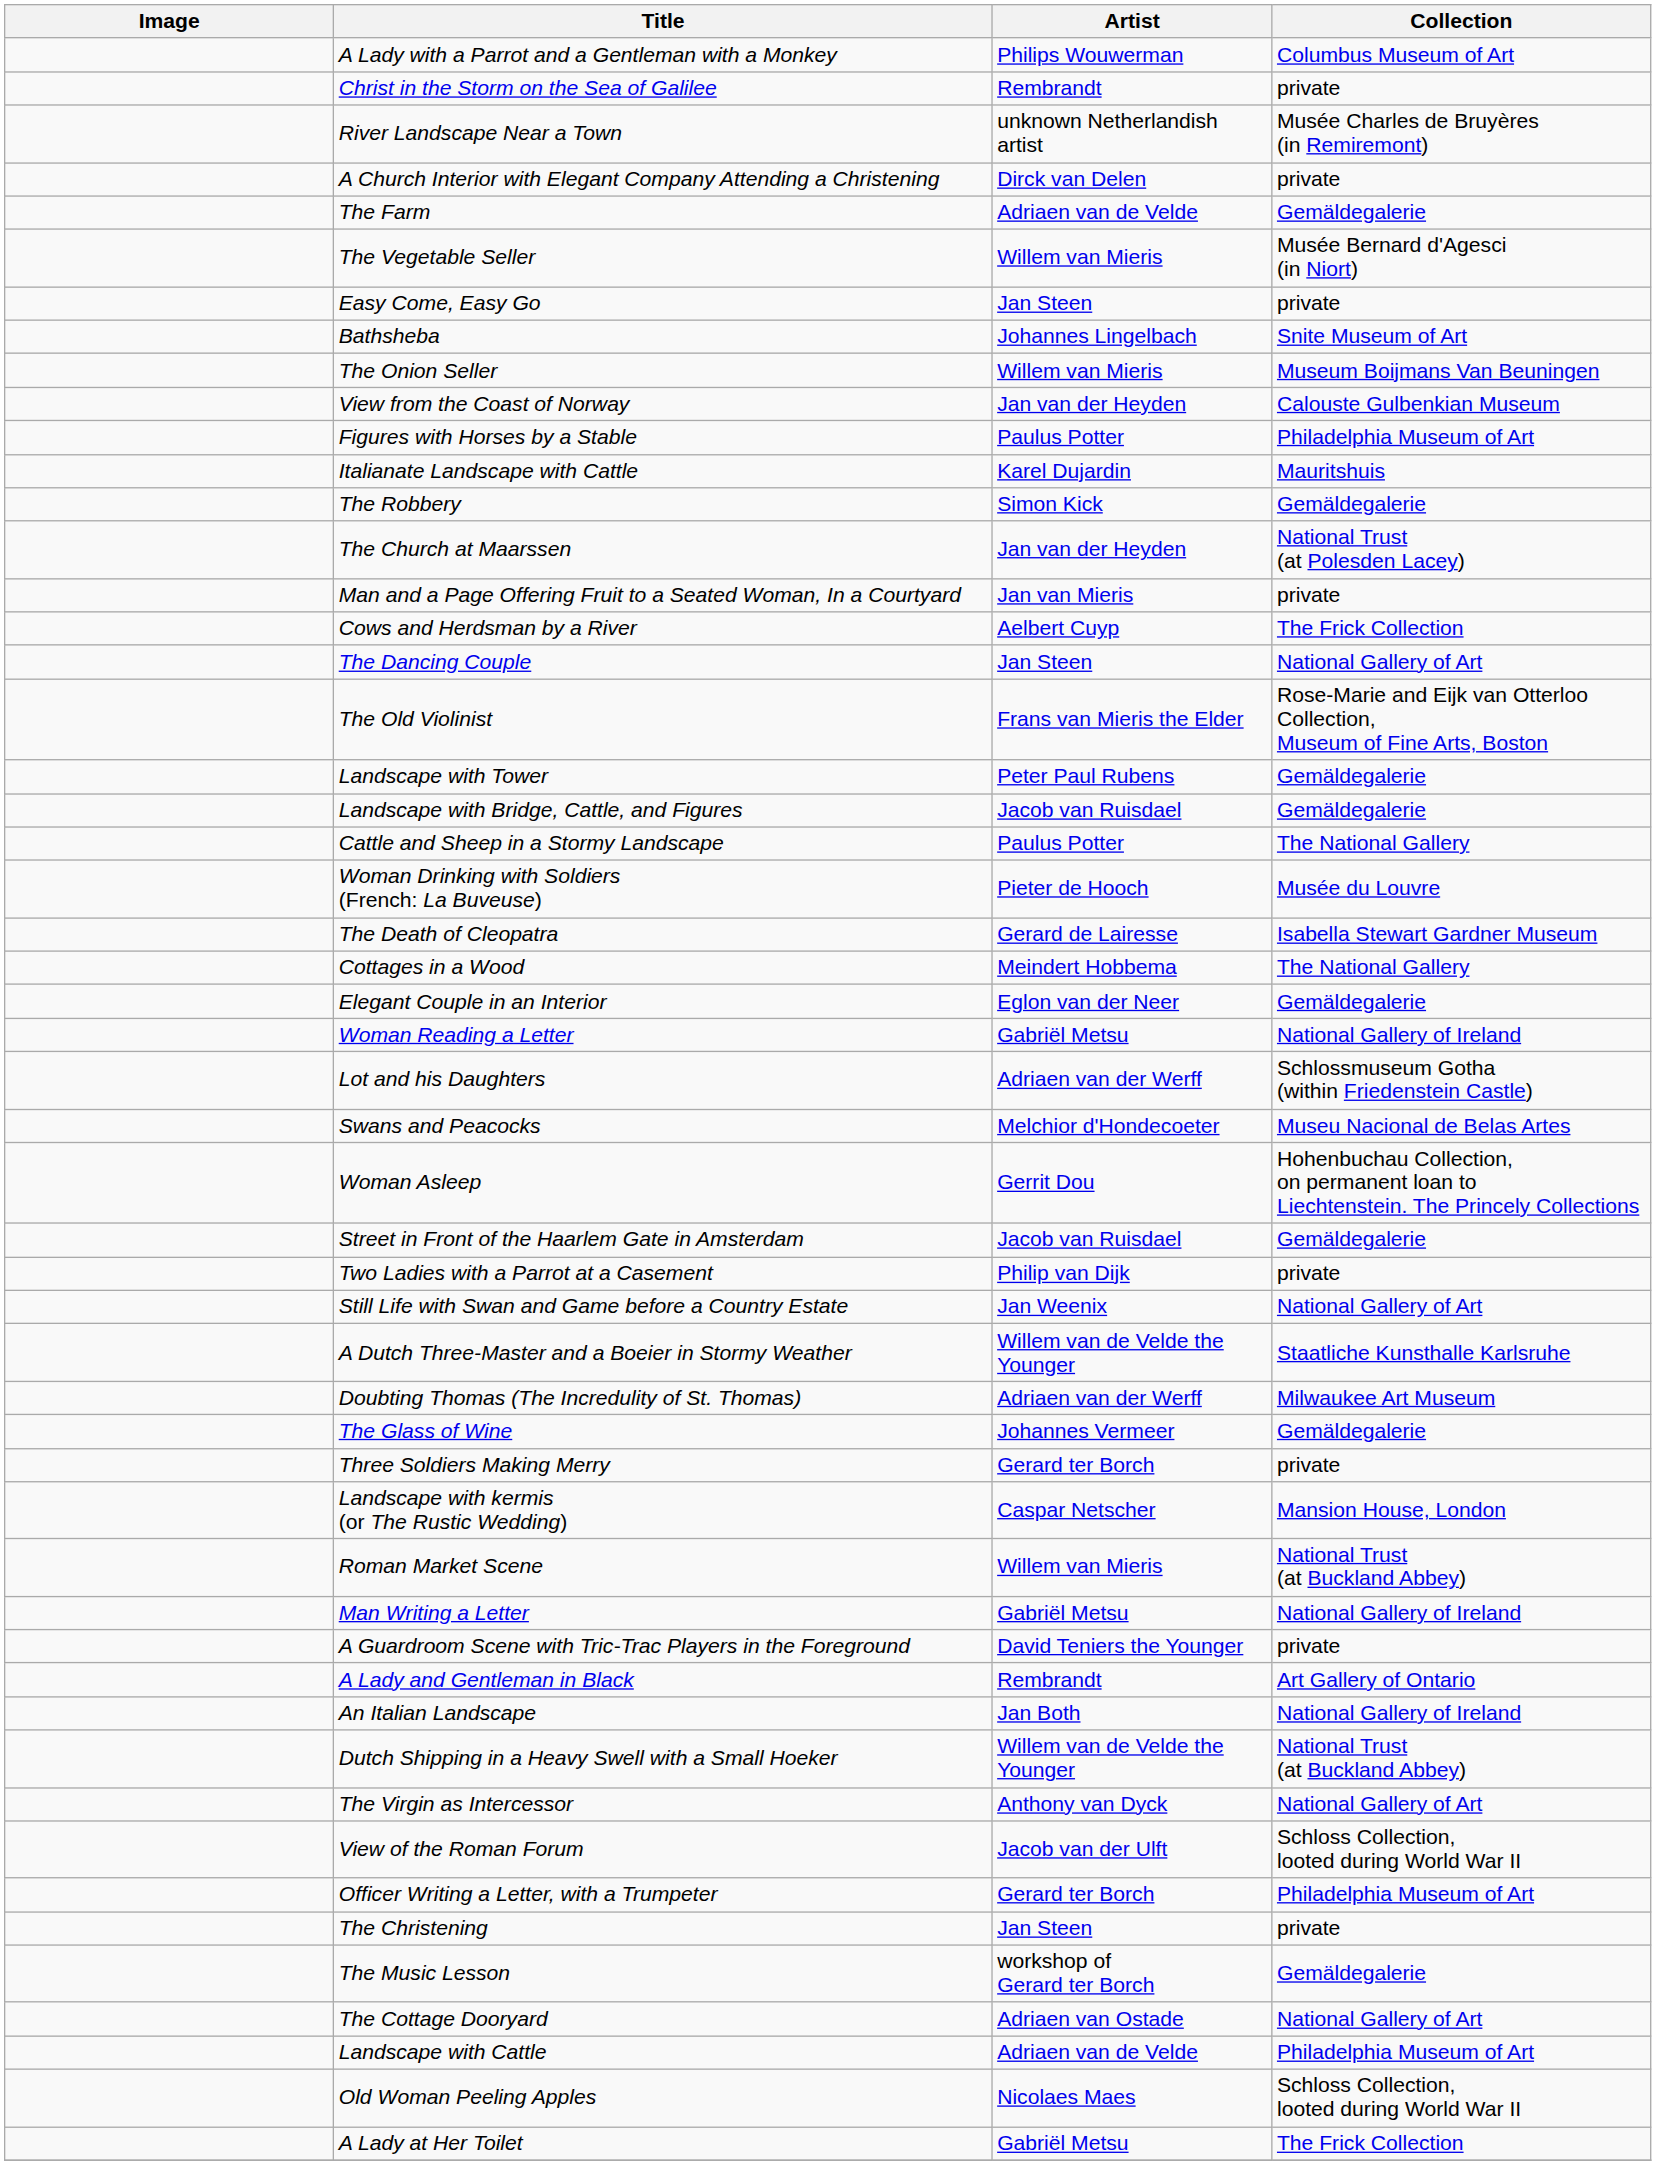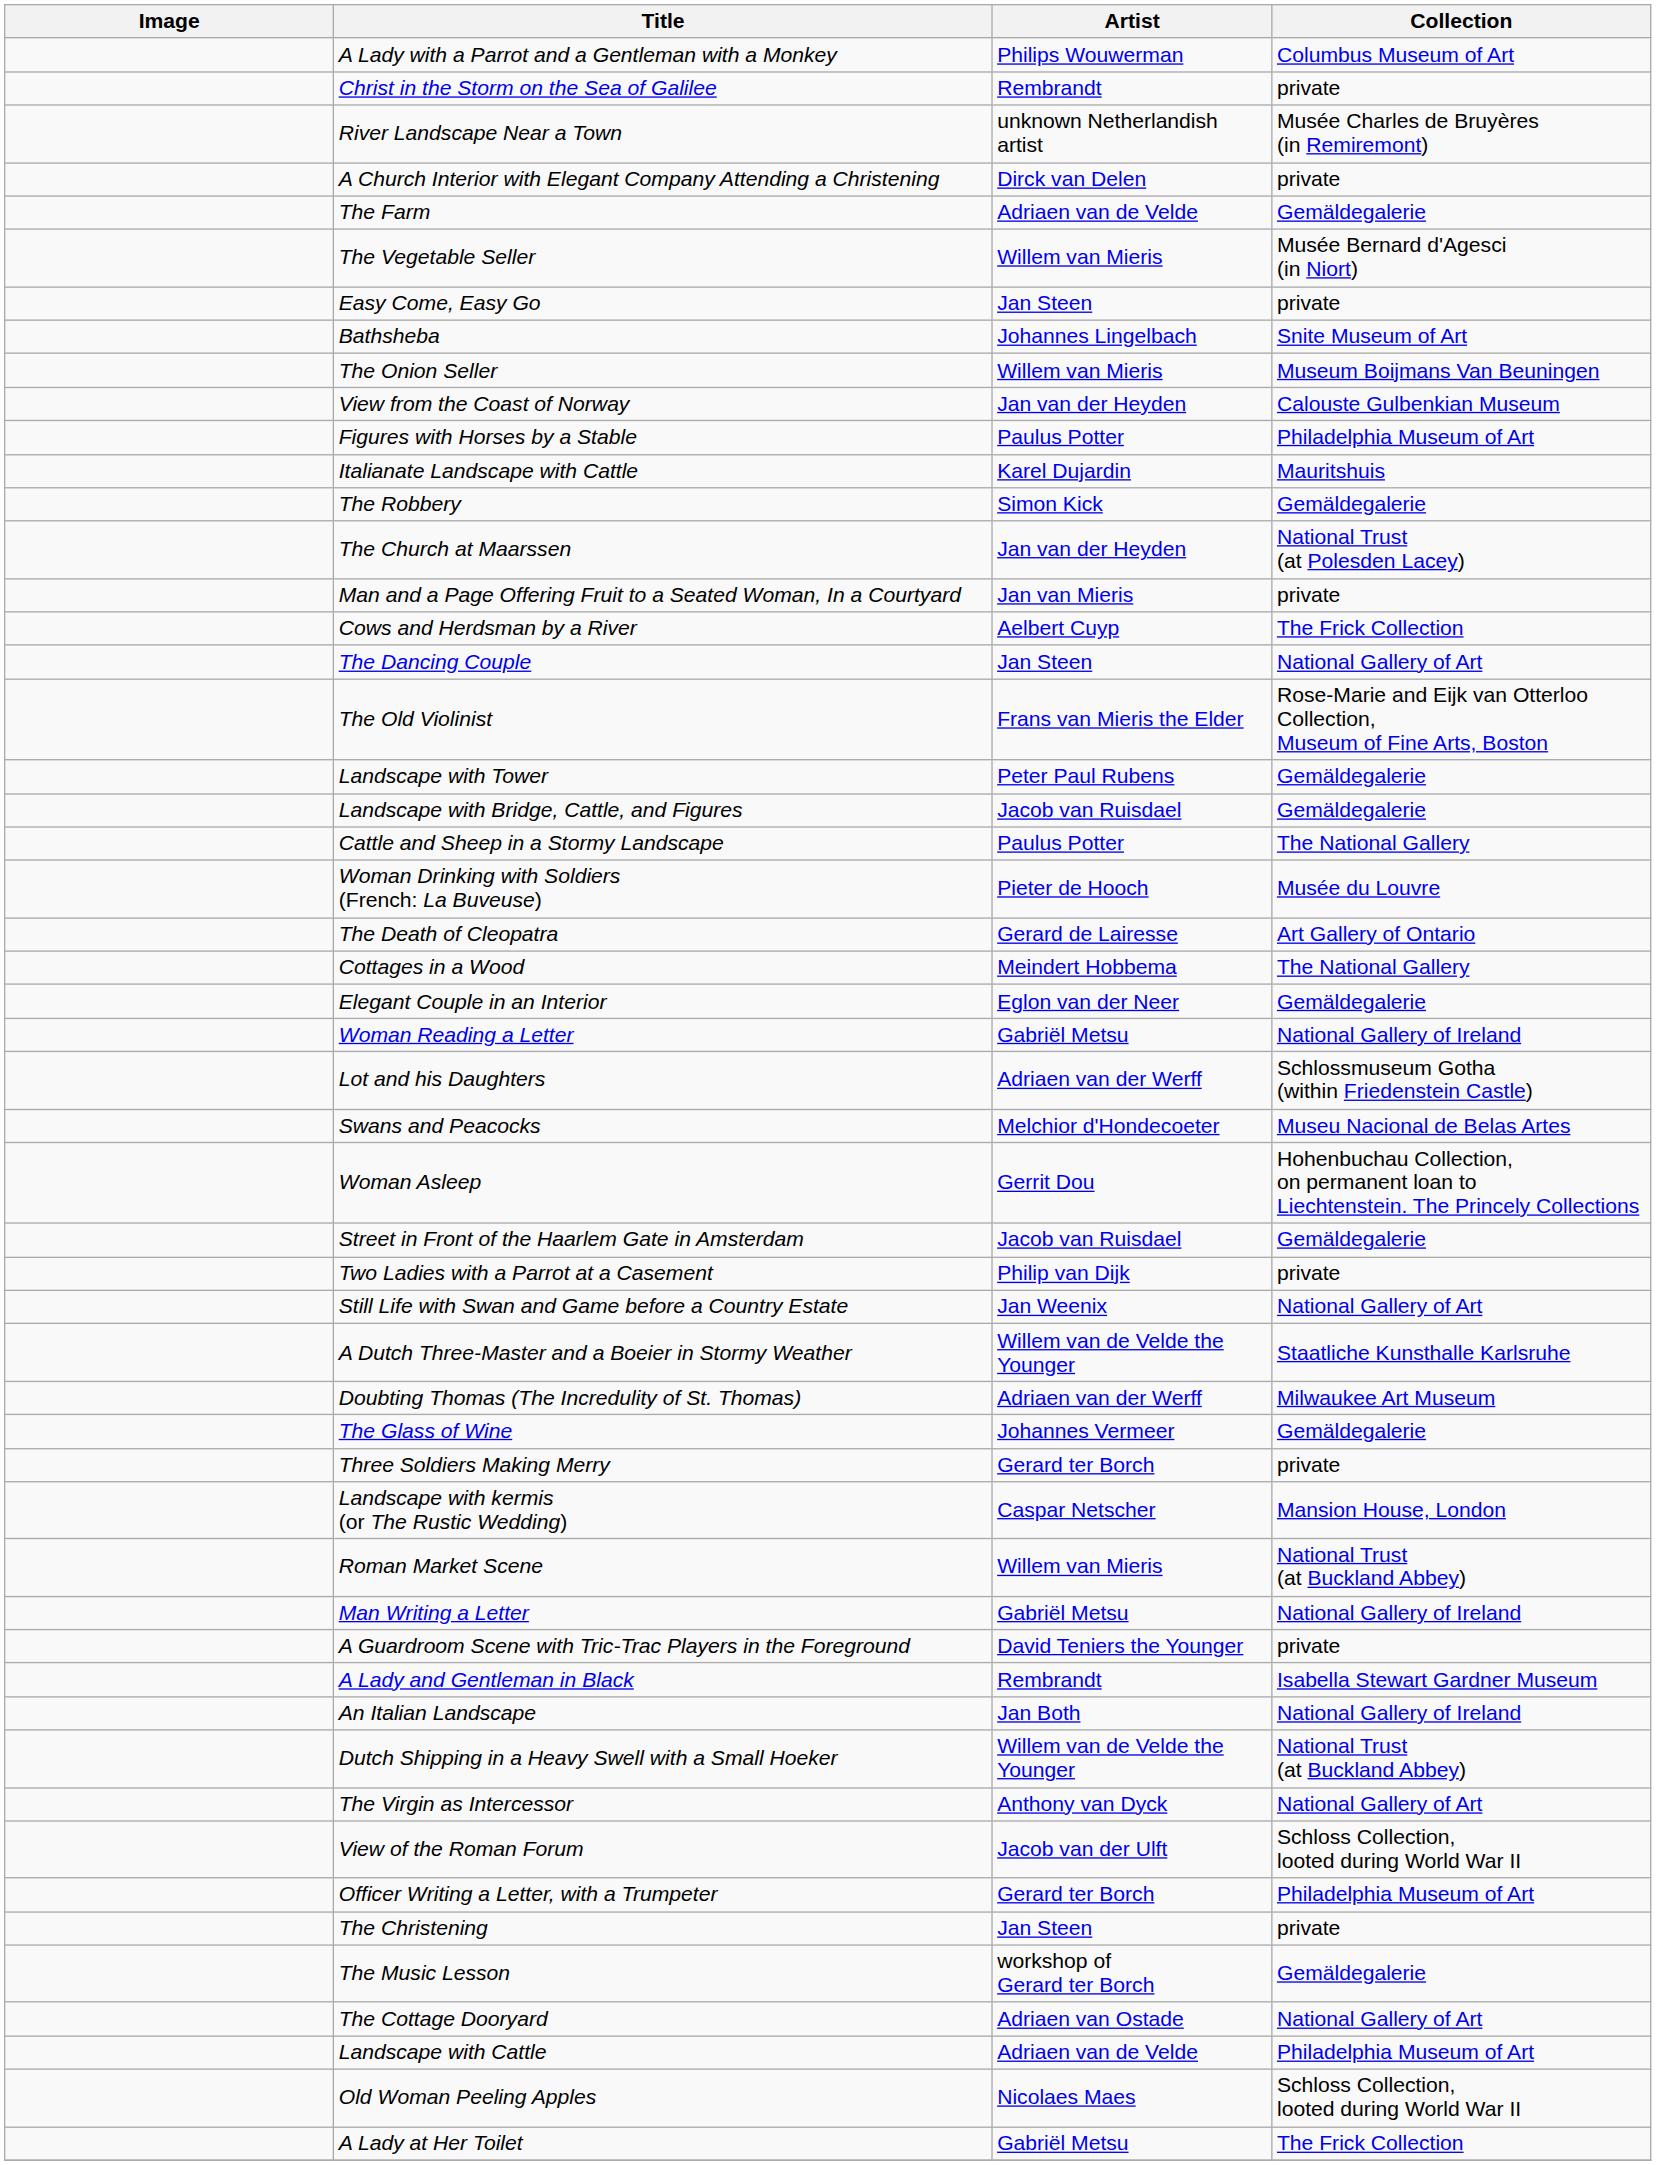(1437, 934) Isabella Stewart Gardner Museum -> (1376, 934) Art Gallery of Ontario
(1376, 1679) Art Gallery of Ontario -> (1437, 1679) Isabella Stewart Gardner Museum
